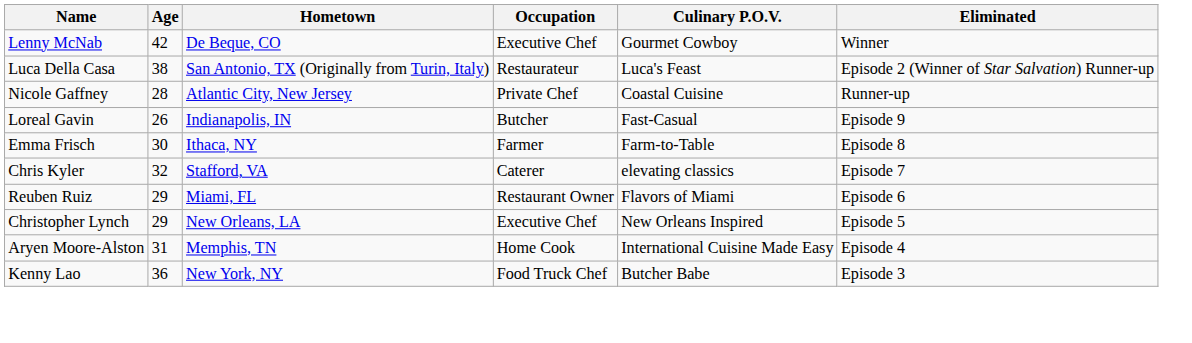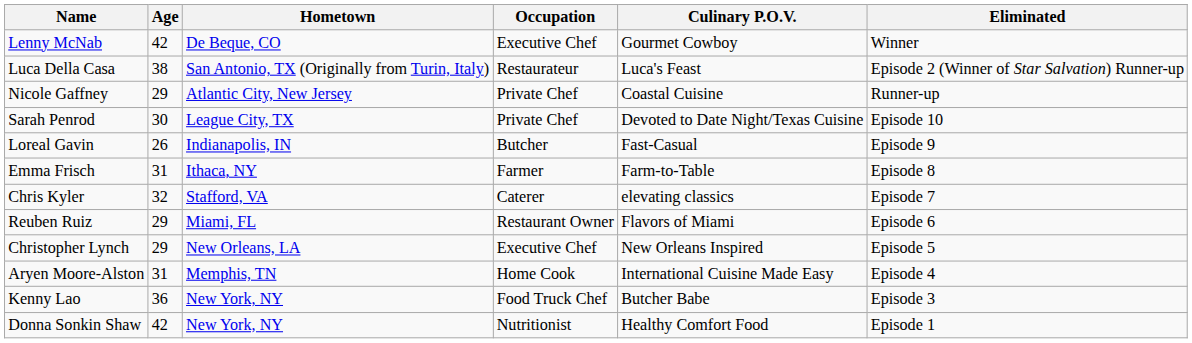(160, 94) 28 -> (160, 94) 29
+ row: (52, 119)
(160, 145) 30 -> (160, 171) 31
+ row: (75, 324)
